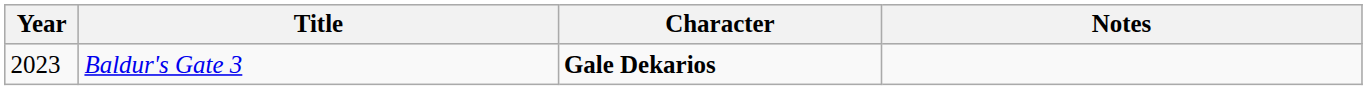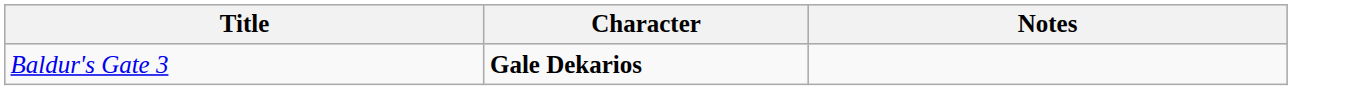- column: (42, 24)
